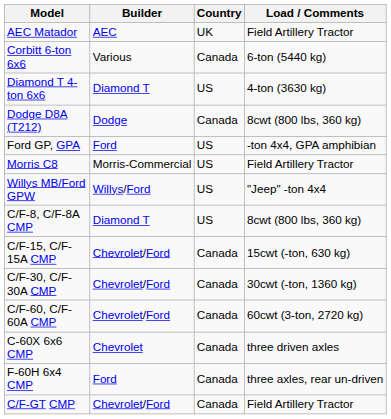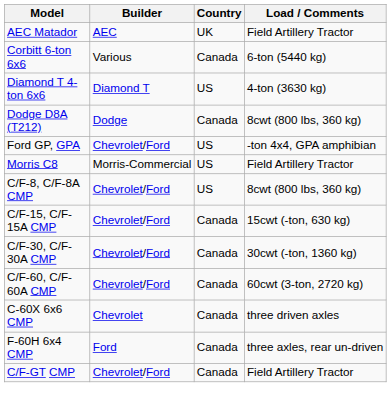(105, 145) Ford -> (131, 145) Chevrolet/Ford
- row: (46, 189)
(121, 221) Diamond T -> (131, 189) Chevrolet/Ford
